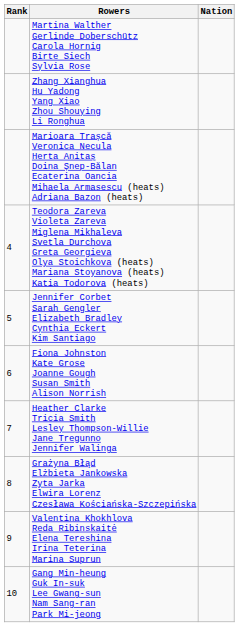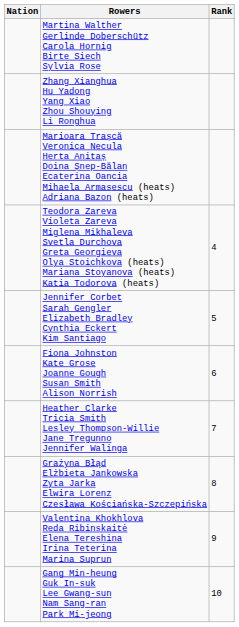columns swapped: (17, 12) <-> (216, 12)
